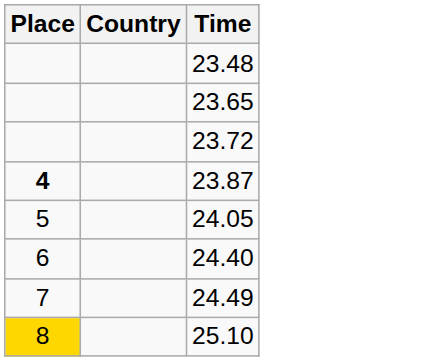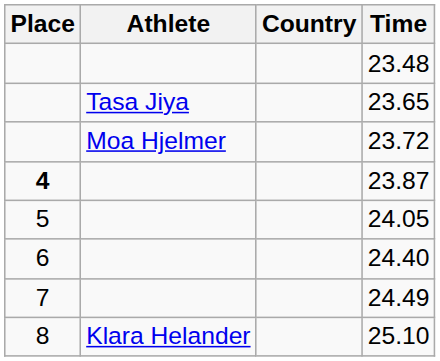+ column: (168, 24)
(43, 336) gold background -> (43, 336) no background
